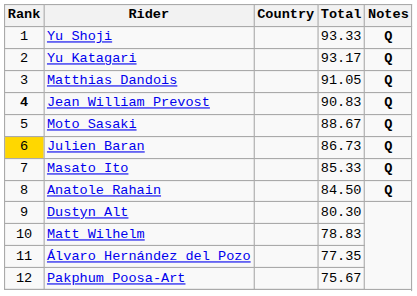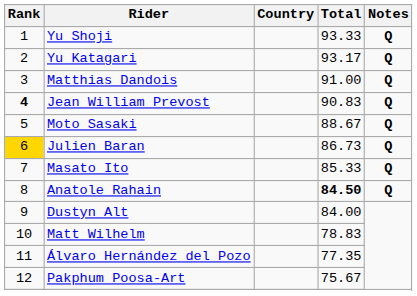(341, 82) 91.05 -> (341, 82) 91.00
(341, 191) normal -> (341, 191) bold
(341, 213) 80.30 -> (341, 213) 84.00
